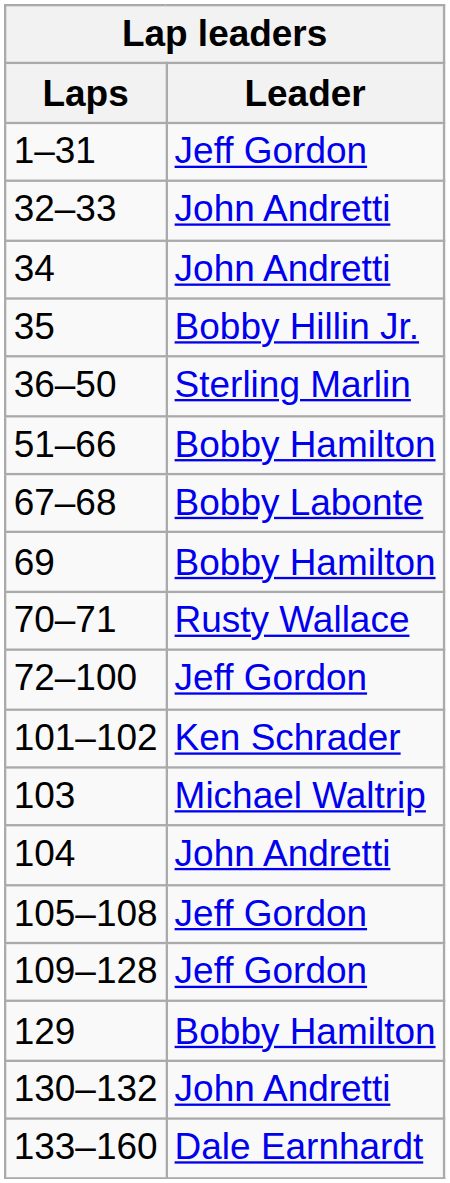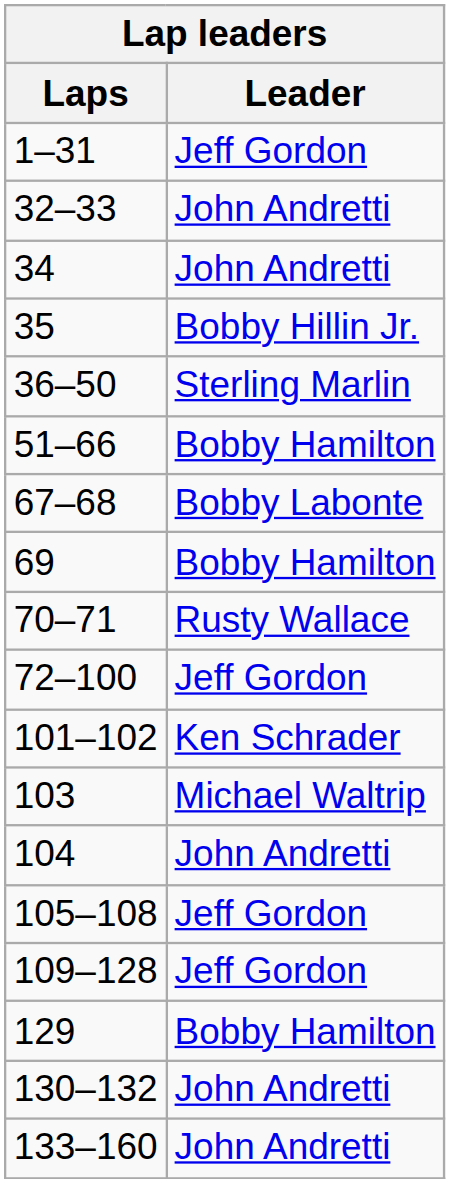(299, 1147) Dale Earnhardt -> (282, 1147) John Andretti
